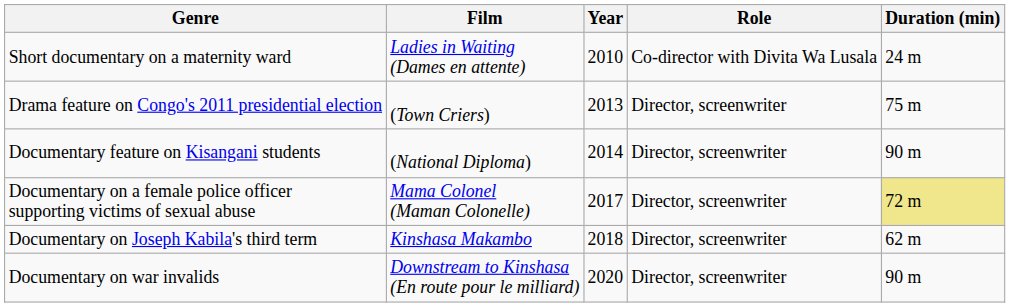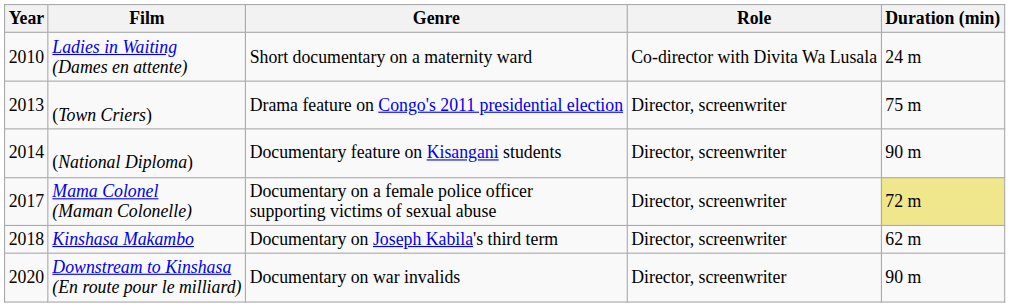columns swapped: (605, 18) <-> (195, 18)
